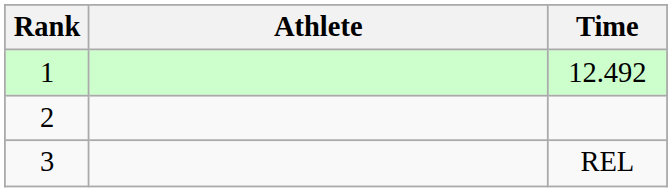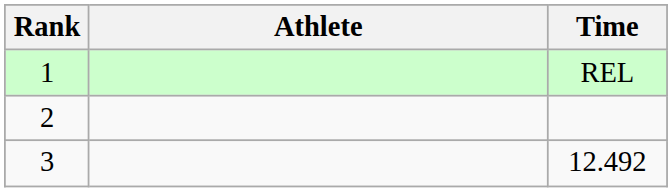(607, 72) 12.492 -> (607, 72) REL
(607, 162) REL -> (607, 162) 12.492
